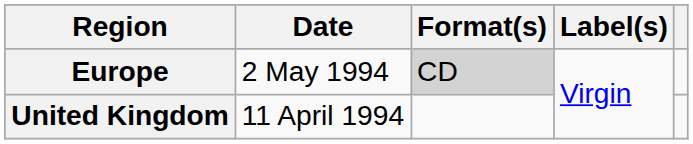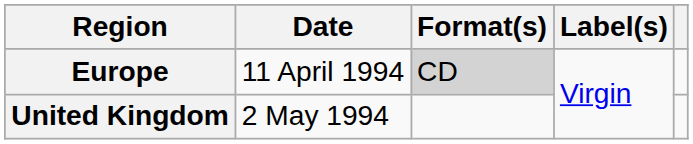(315, 71) 2 May 1994 -> (323, 71) 11 April 1994
(323, 116) 11 April 1994 -> (315, 116) 2 May 1994
